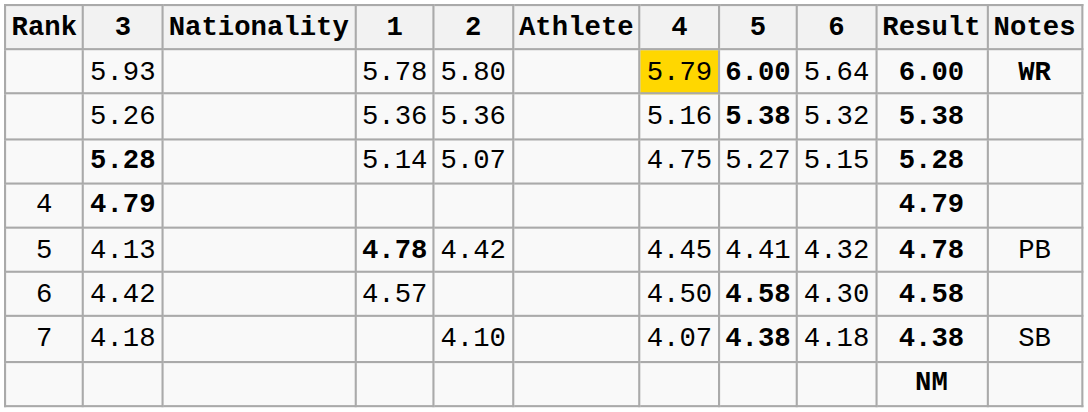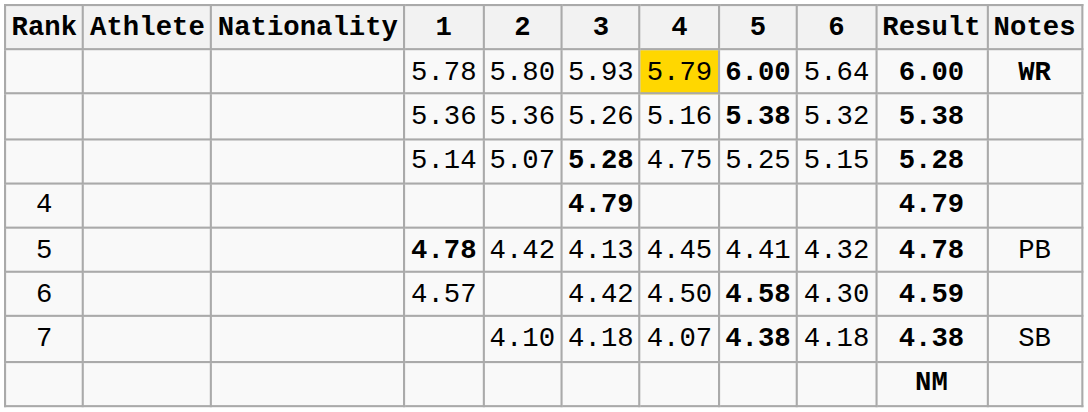columns swapped: (576, 27) <-> (123, 27)
(758, 161) 5.27 -> (758, 161) 5.25
(931, 294) 4.58 -> (931, 294) 4.59
